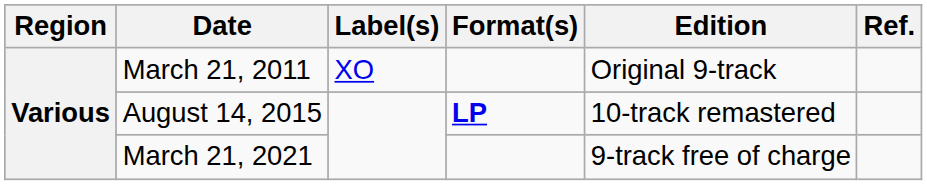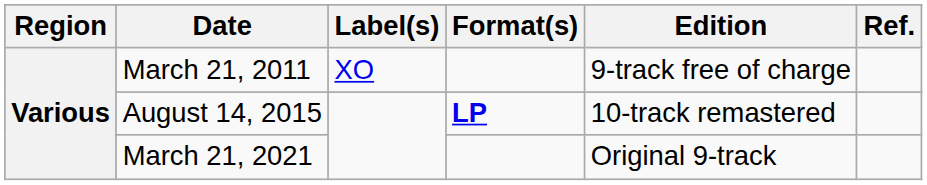(684, 69) Original 9-track -> (721, 69) 9-track free of charge
(721, 156) 9-track free of charge -> (684, 156) Original 9-track
